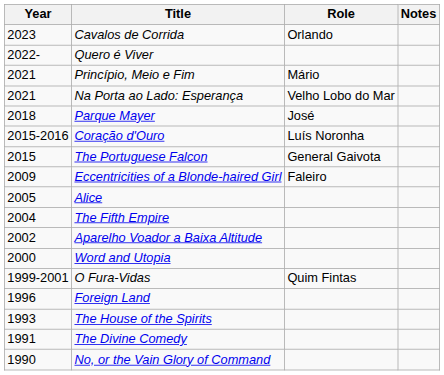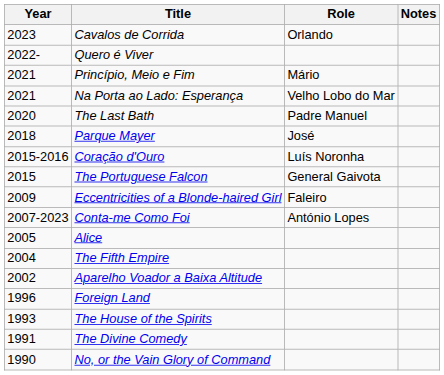+ row: (114, 116)
+ row: (132, 217)
- row: (122, 258)
- row: (112, 278)
